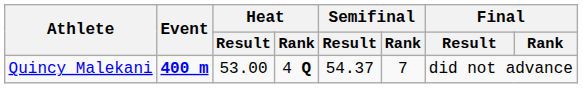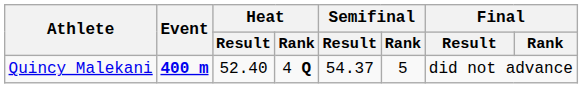(244, 69) 53.00 -> (244, 69) 52.40
(403, 69) 7 -> (403, 69) 5
